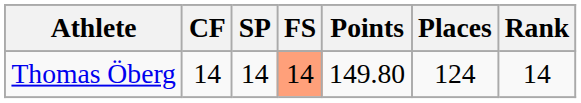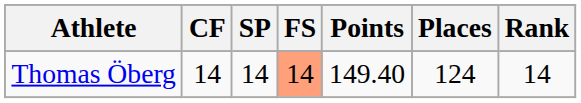(367, 73) 149.80 -> (367, 73) 149.40
